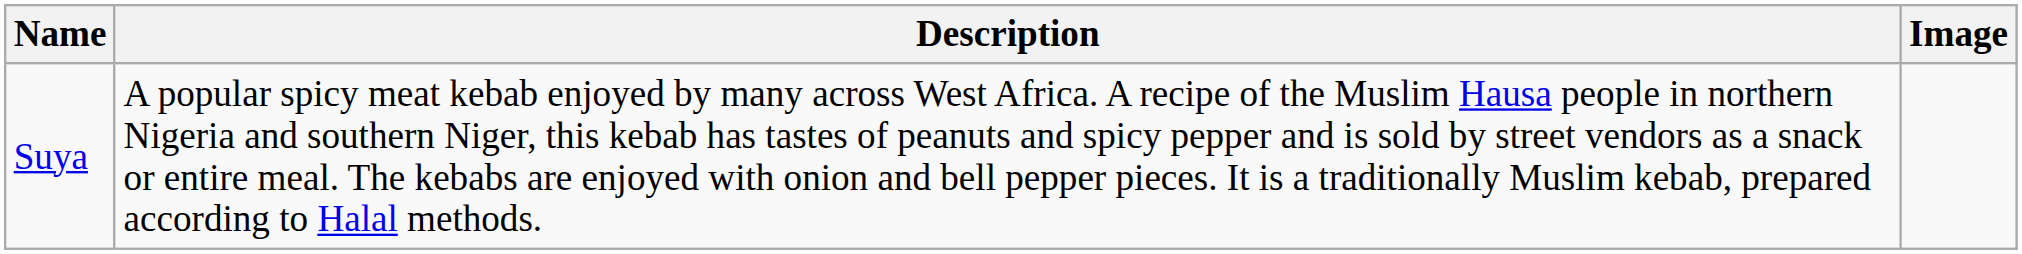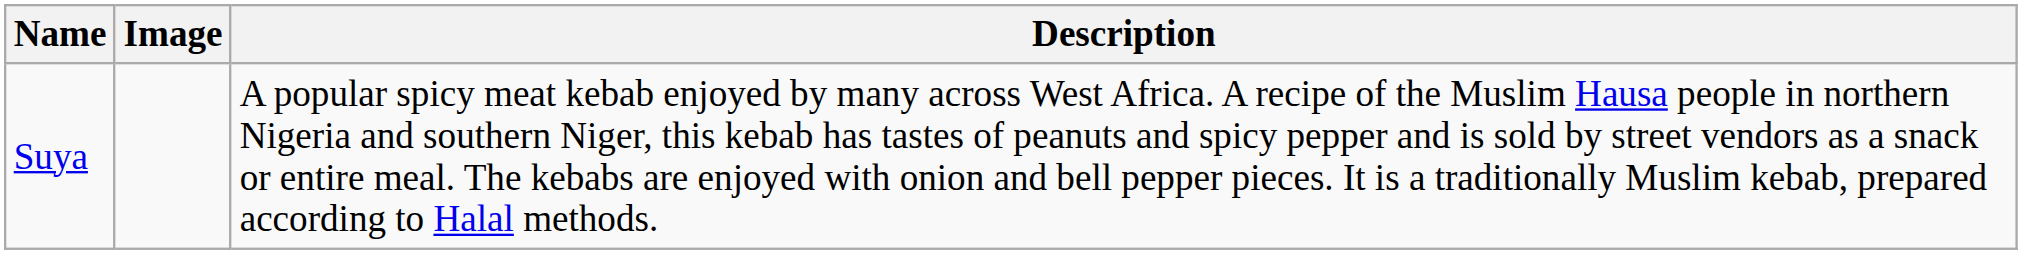columns swapped: (1959, 33) <-> (1008, 33)
